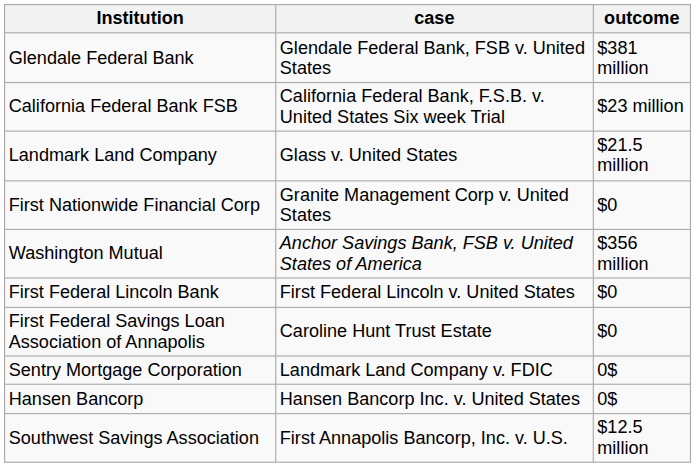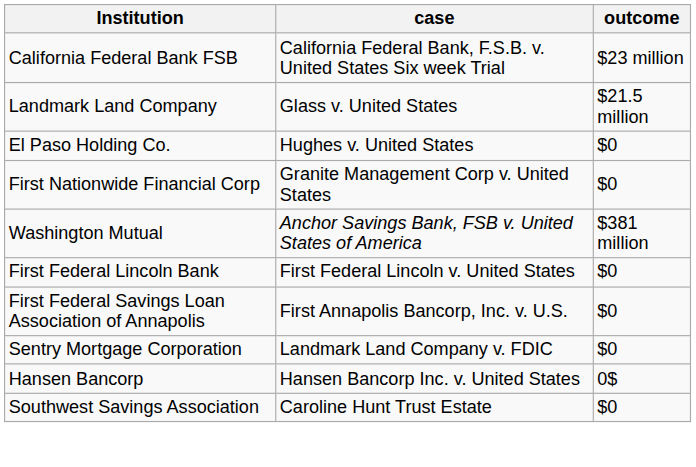- row: (101, 57)
+ row: (90, 145)
(623, 253) $356 million -> (623, 233) $381 million
(386, 331) Caroline Hunt Trust Estate -> (424, 311) First Annapolis Bancorp, Inc. v. U.S.
(607, 370) 0$ -> (607, 349) $0
(424, 437) First Annapolis Bancorp, Inc. v. U.S. -> (386, 407) Caroline Hunt Trust Estate
(623, 437) $12.5 million -> (607, 407) $0
